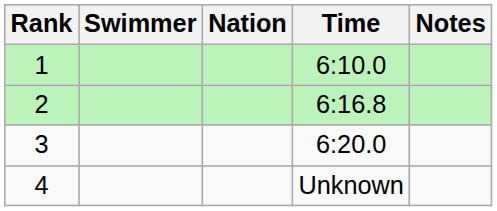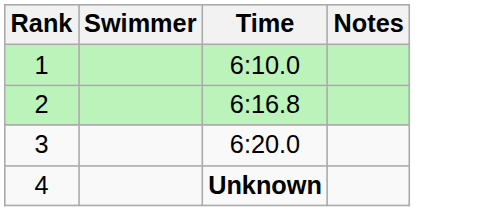- column: (247, 24)
(351, 184) normal -> (265, 184) bold
